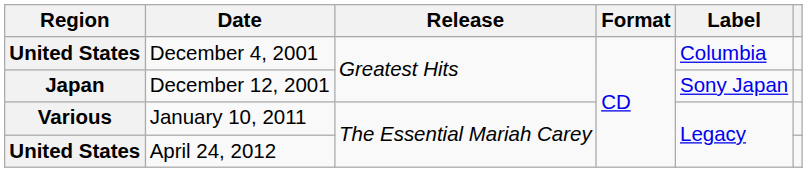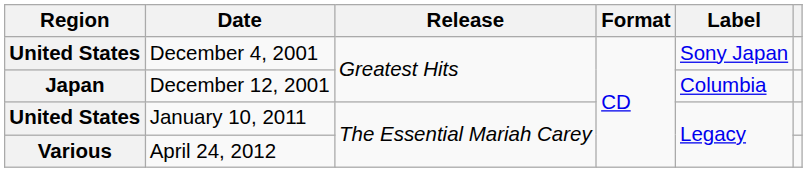(723, 53) Columbia -> (734, 53) Sony Japan
(734, 85) Sony Japan -> (723, 85) Columbia
(75, 118) Various -> (75, 118) United States
(75, 150) United States -> (75, 150) Various
